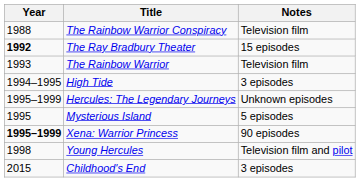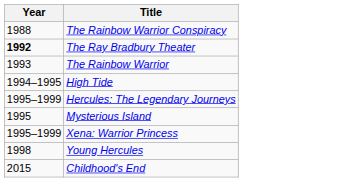- column: (297, 13)
(34, 133) bold -> (34, 133) normal
